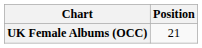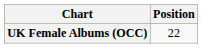(174, 33) 21 -> (174, 33) 22
